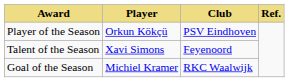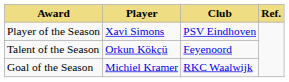(136, 31) Orkun Kökçü -> (135, 31) Xavi Simons
(135, 49) Xavi Simons -> (136, 49) Orkun Kökçü
